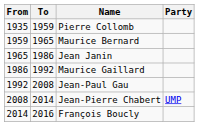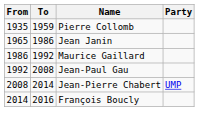- row: (99, 41)
